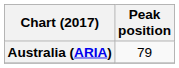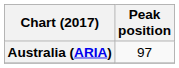(145, 52) 79 -> (145, 52) 97
